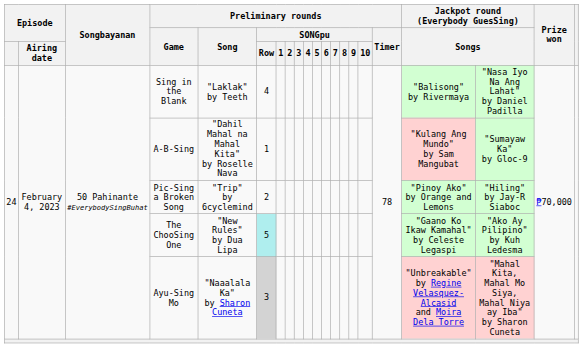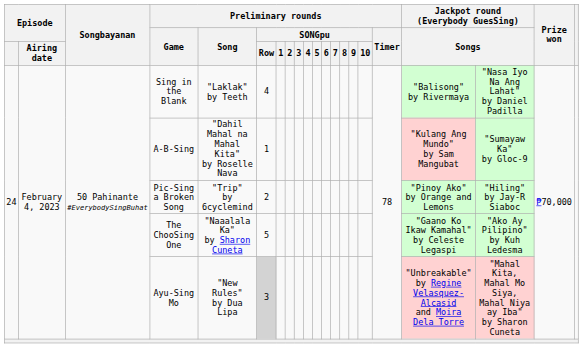(227, 235) "New Rules" by Dua Lipa -> (227, 235) "Naaalala Ka" by Sharon Cuneta
(266, 235) paleturquoise background -> (266, 235) no background
(227, 298) "Naaalala Ka" by Sharon Cuneta -> (227, 298) "New Rules" by Dua Lipa
